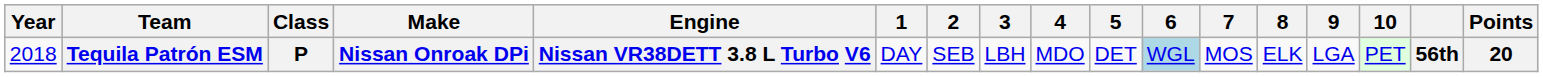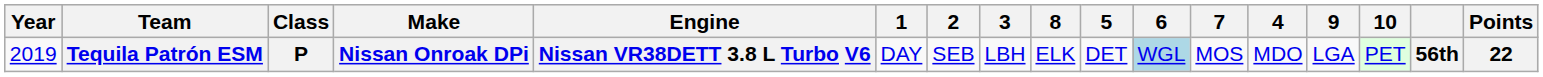columns swapped: (1060, 21) <-> (1283, 21)
(33, 54) 2018 -> (33, 54) 2019
(1501, 54) 20 -> (1501, 54) 22
